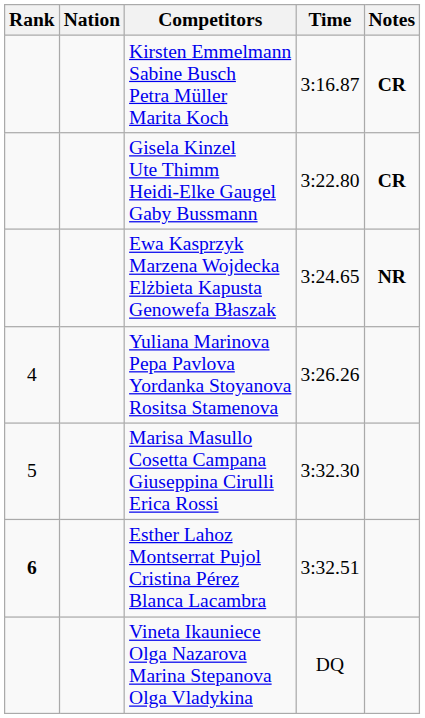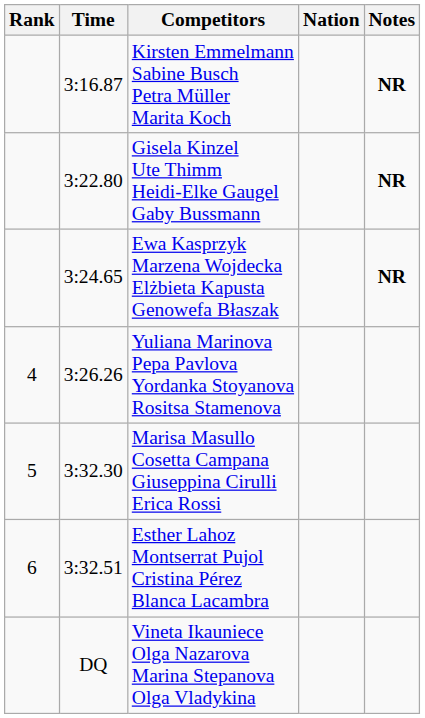columns swapped: (92, 19) <-> (330, 19)
(392, 83) CR -> (392, 83) NR
(392, 180) CR -> (392, 180) NR
(32, 568) bold -> (32, 568) normal
